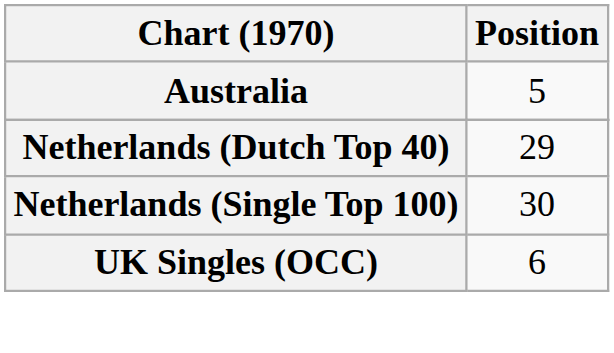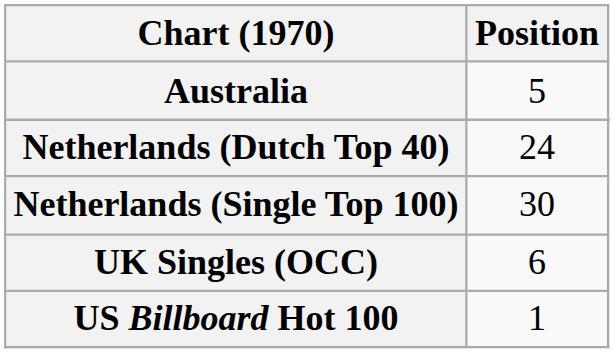(537, 147) 29 -> (537, 147) 24
+ row: (236, 318)
